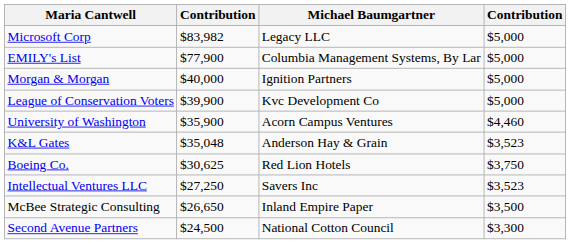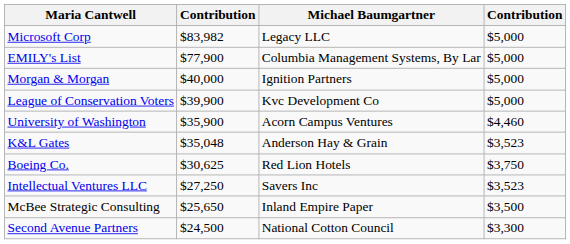(202, 206) $26,650 -> (202, 206) $25,650
